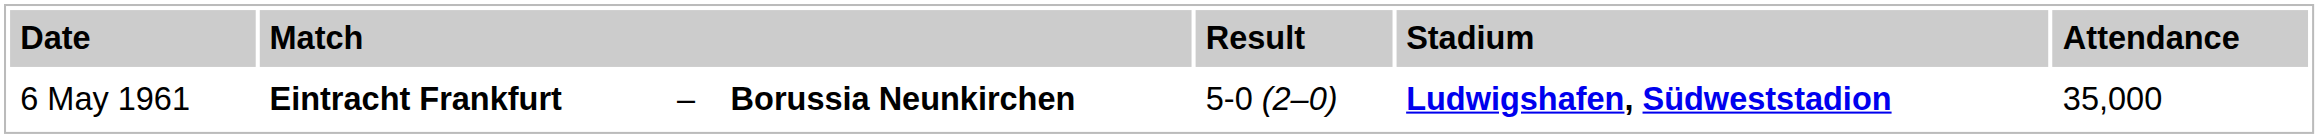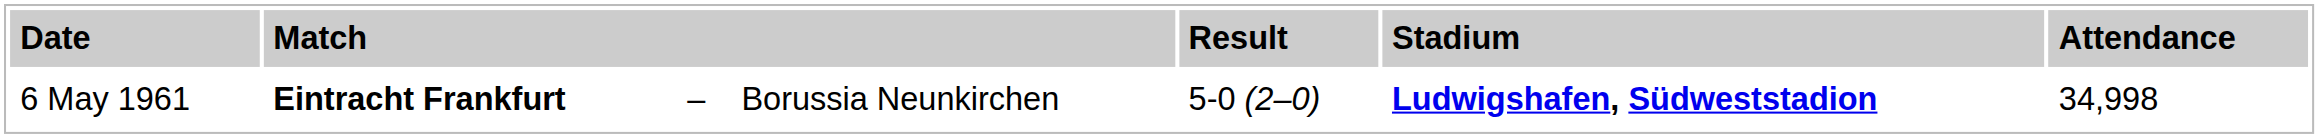(903, 98) bold -> (900, 98) normal
(2113, 98) 35,000 -> (2109, 98) 34,998
